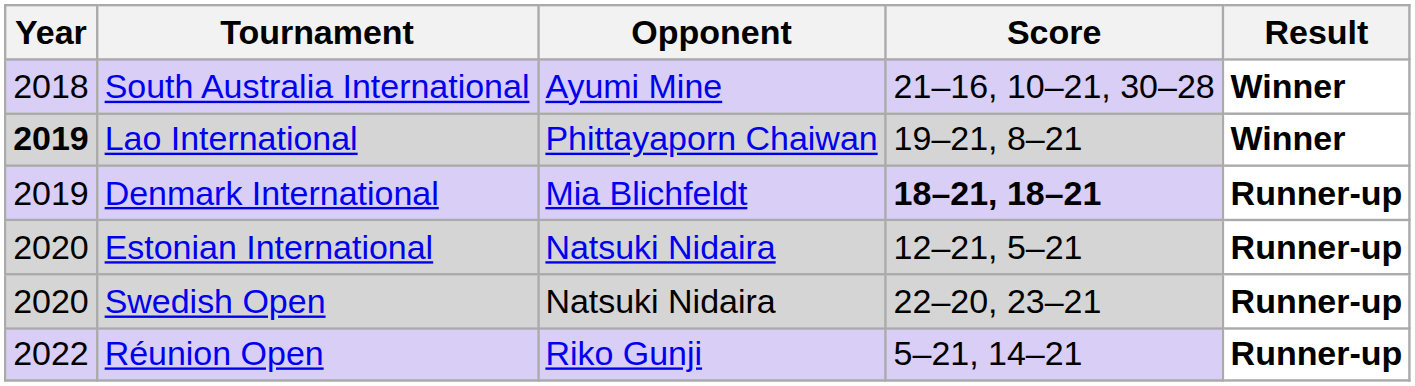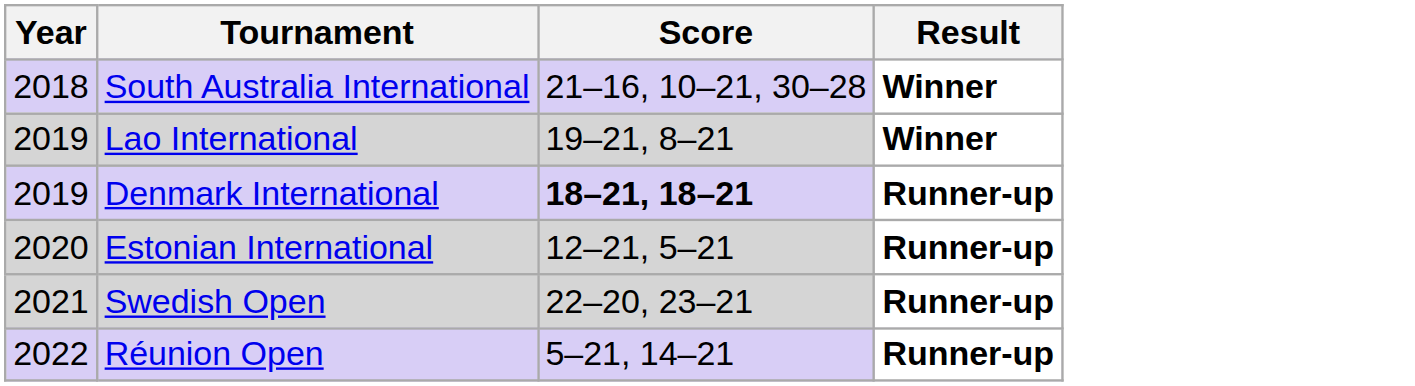- column: (712, 32)
(51, 140) bold -> (51, 140) normal
(51, 301) 2020 -> (51, 301) 2021
